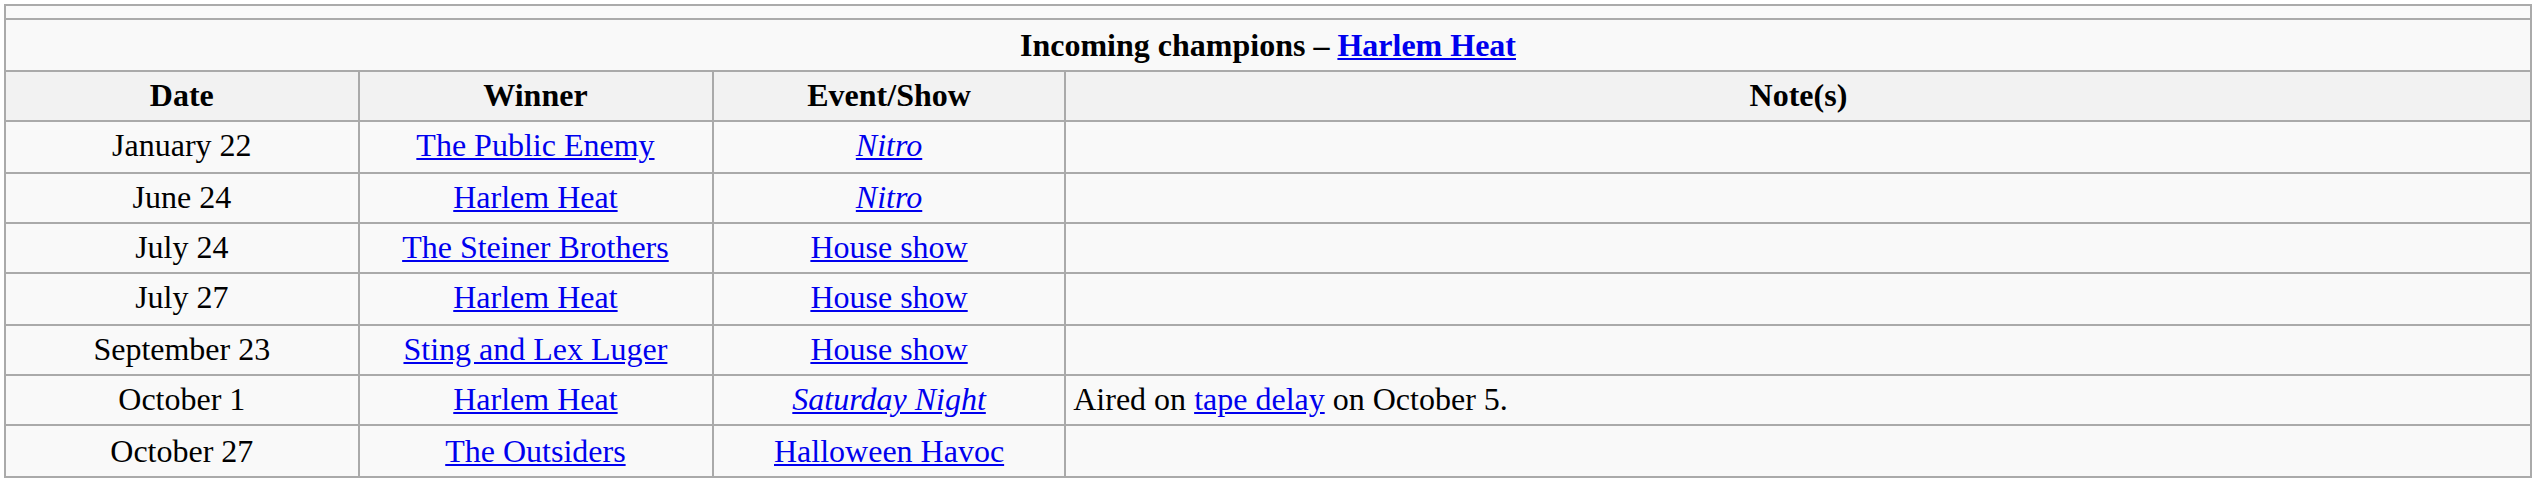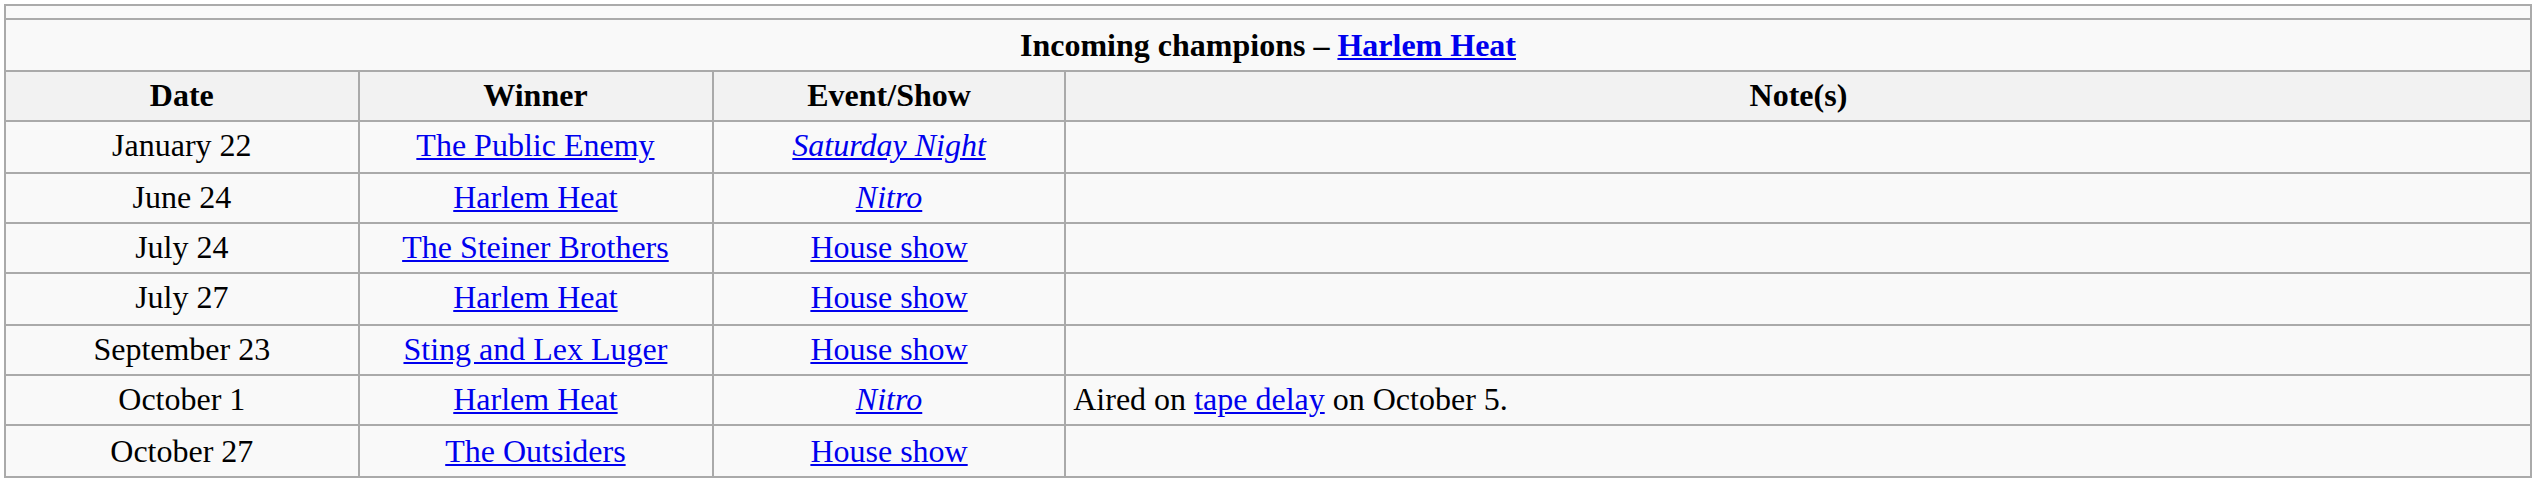(889, 146) Nitro -> (889, 146) Saturday Night
(889, 399) Saturday Night -> (889, 399) Nitro
(889, 450) Halloween Havoc -> (889, 450) House show
